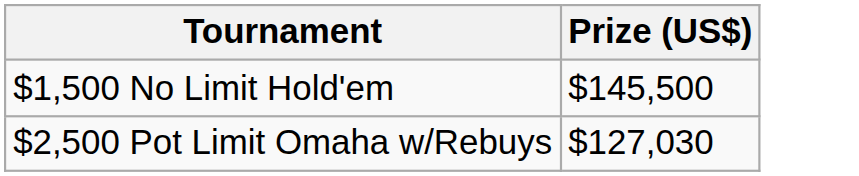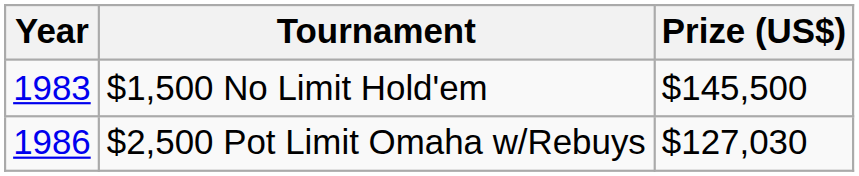+ column: (52, 32)
